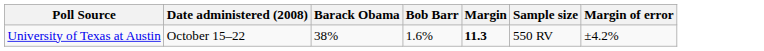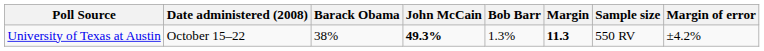+ column: (444, 14)
(419, 35) 1.6% -> (502, 35) 1.3%
